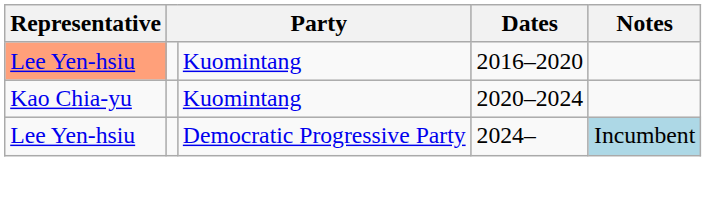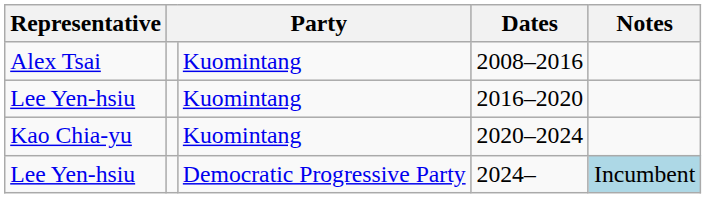+ row: (530, 60)
(73, 60) lightsalmon background -> (73, 98) no background
